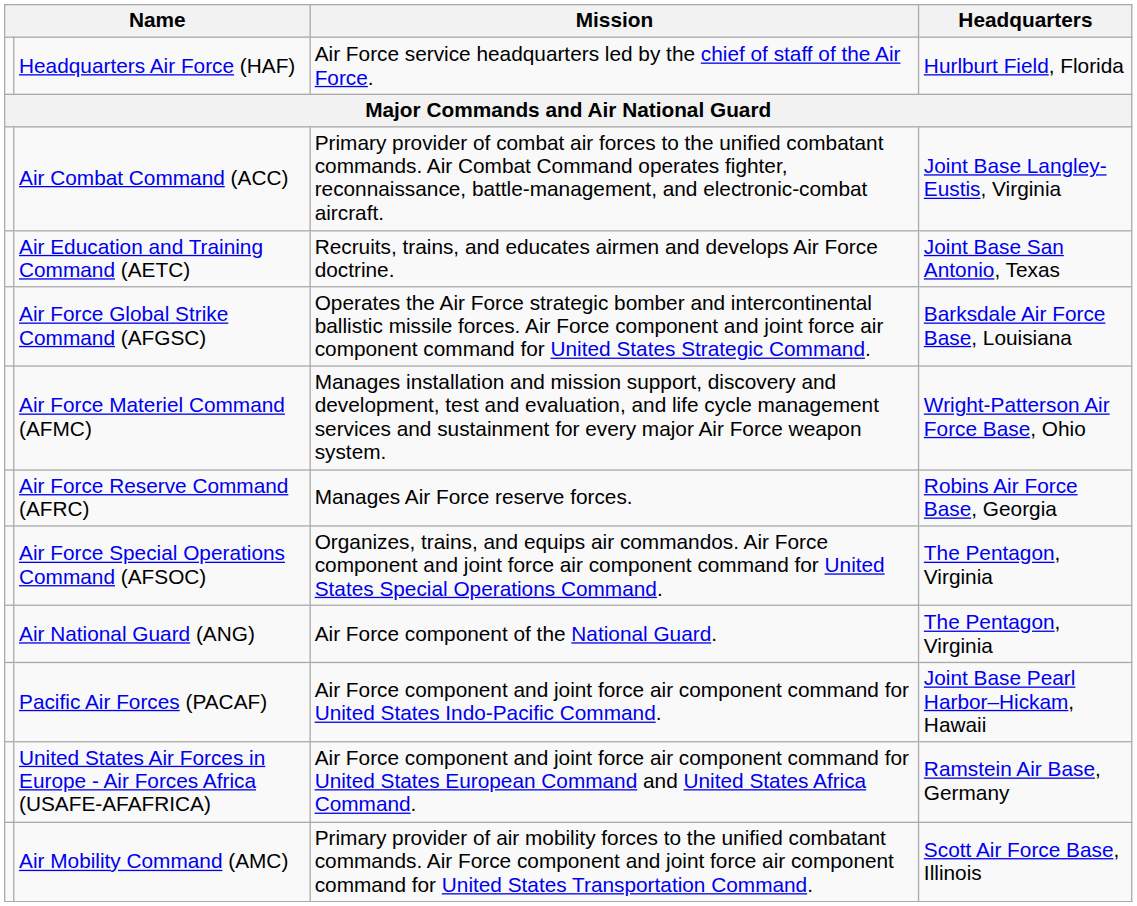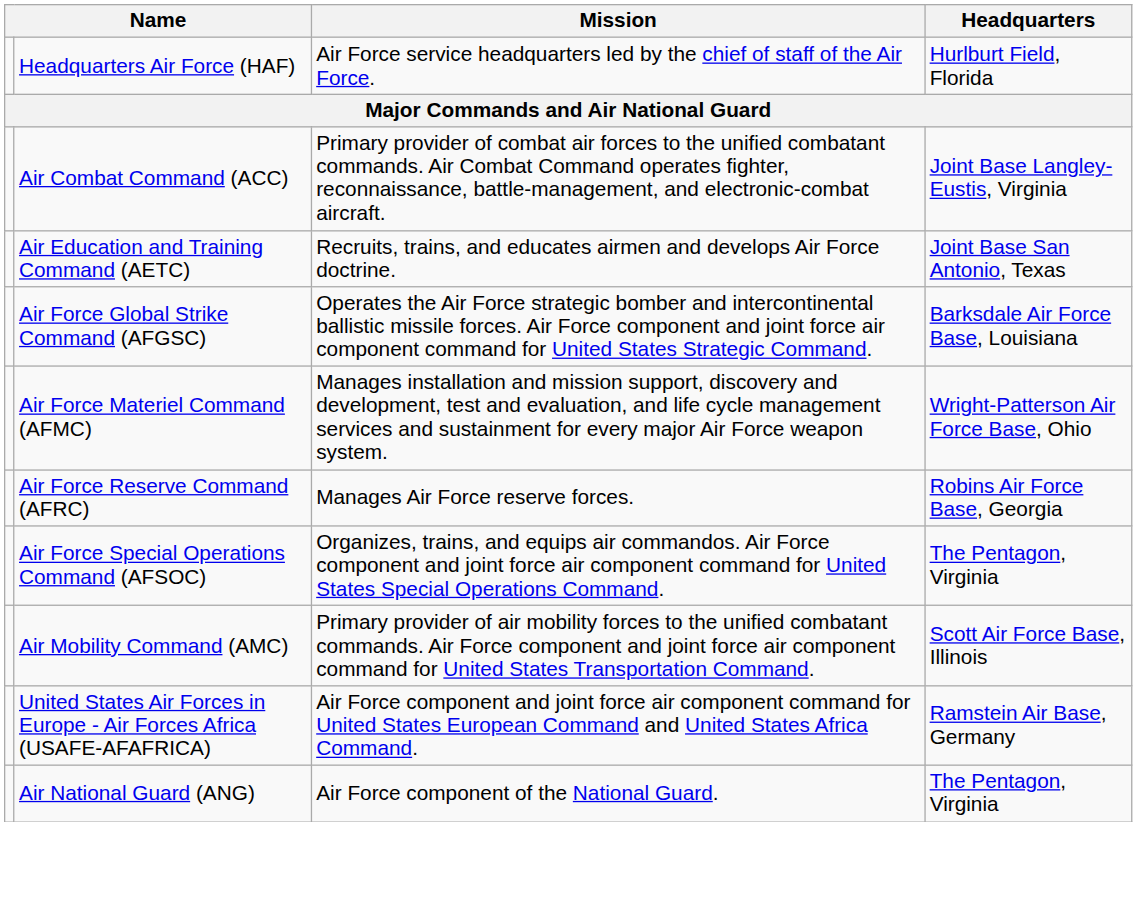rows swapped: (154, 861) <-> (137, 633)
- row: (143, 701)
